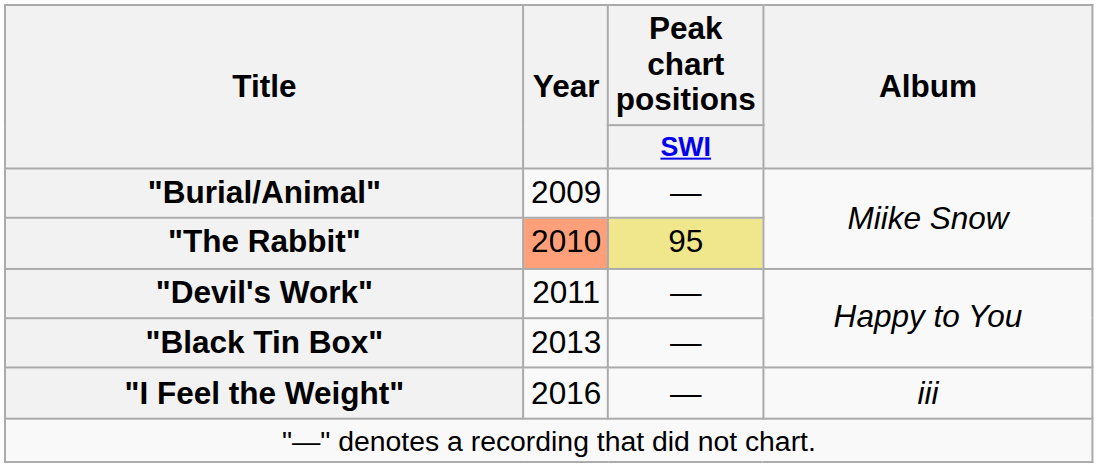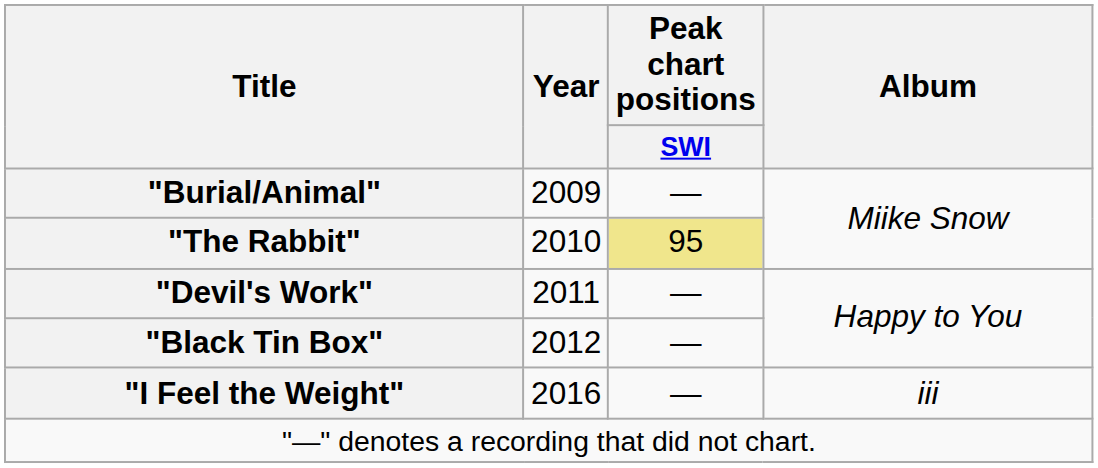(566, 242) lightsalmon background -> (566, 242) no background
(566, 342) 2013 -> (566, 342) 2012
